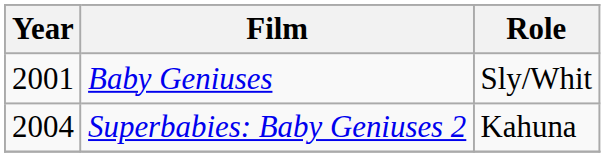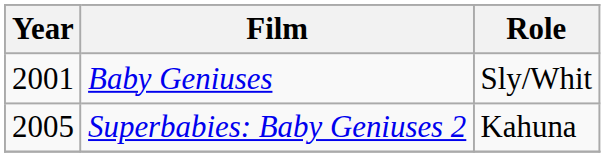(43, 126) 2004 -> (43, 126) 2005
